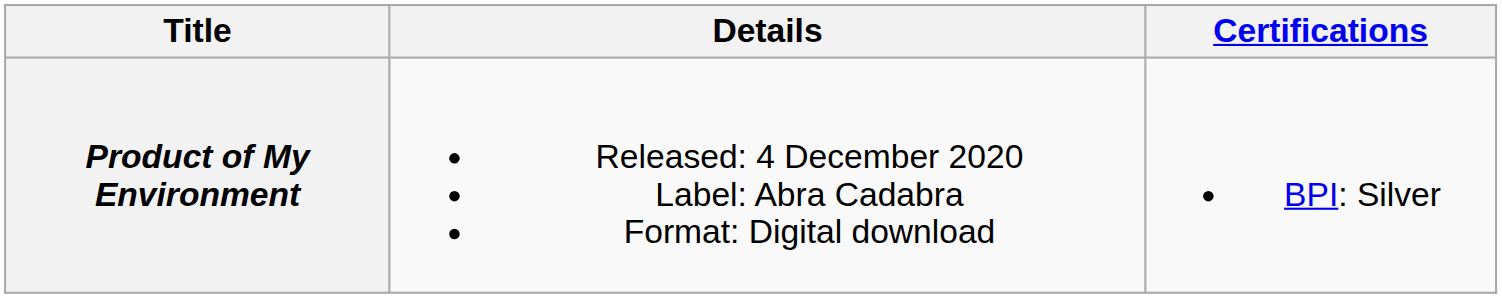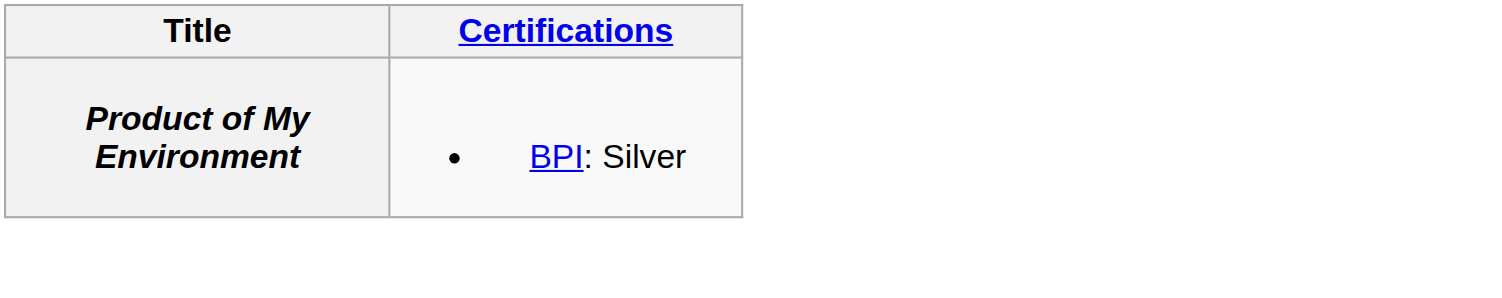- column: (767, 31)
